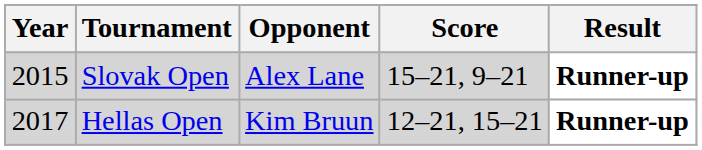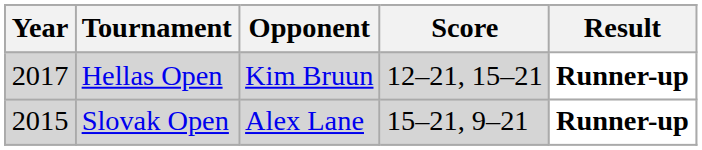rows swapped: (155, 75) <-> (152, 121)
